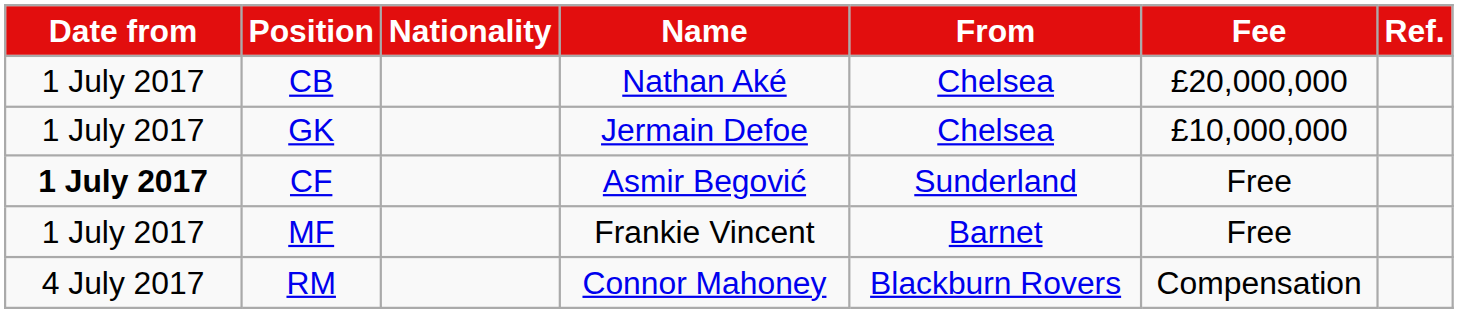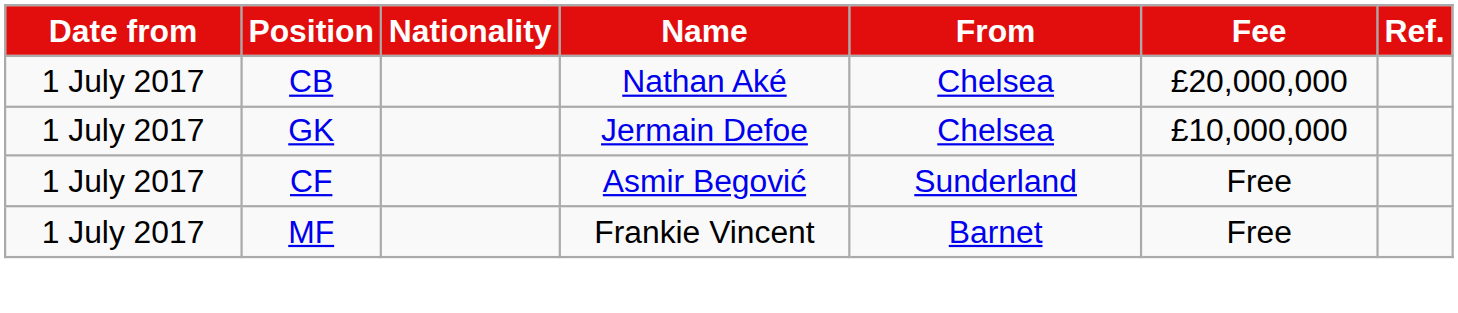(123, 181) bold -> (123, 181) normal
- row: (311, 282)
